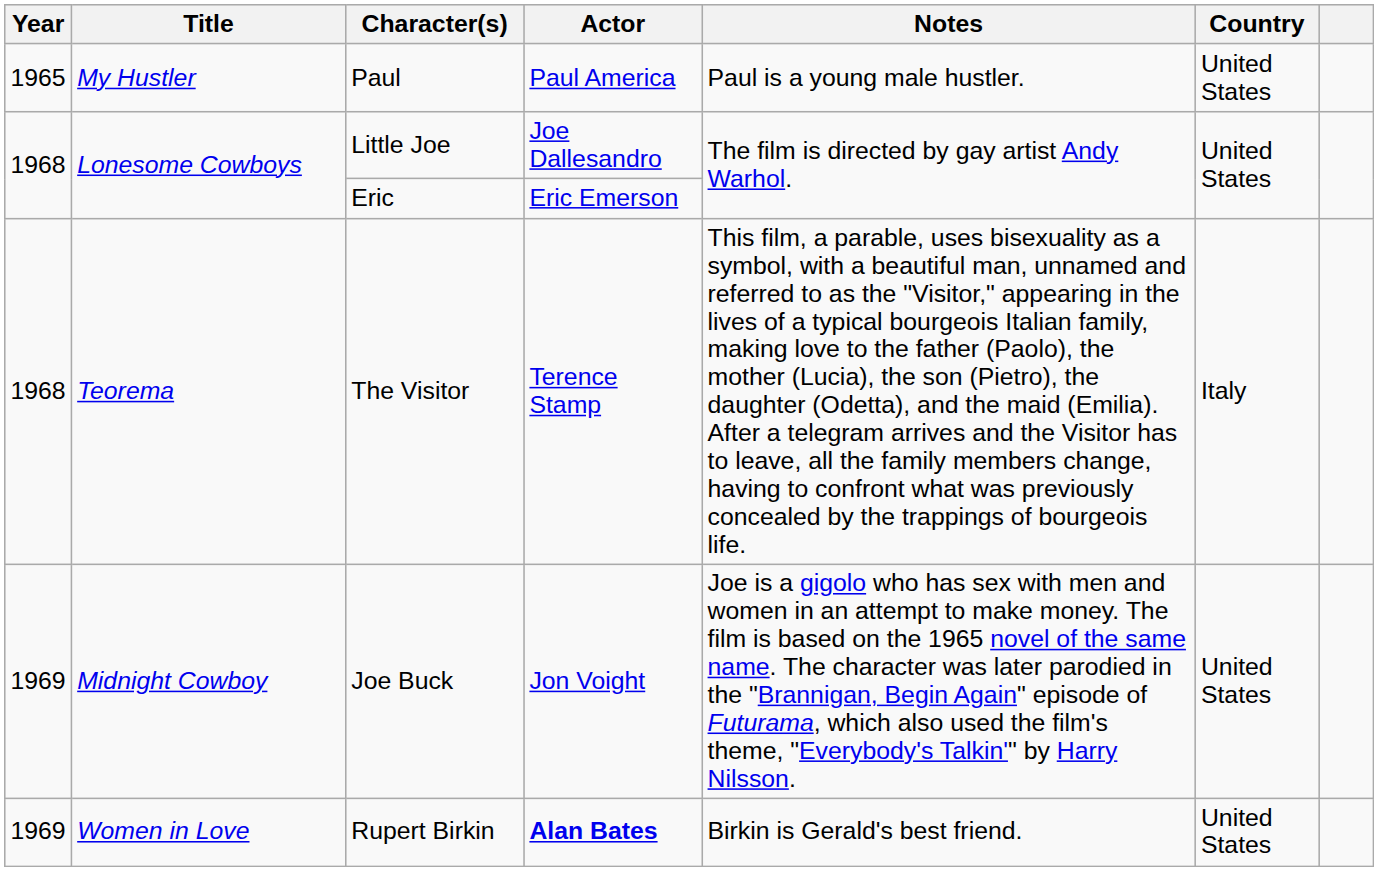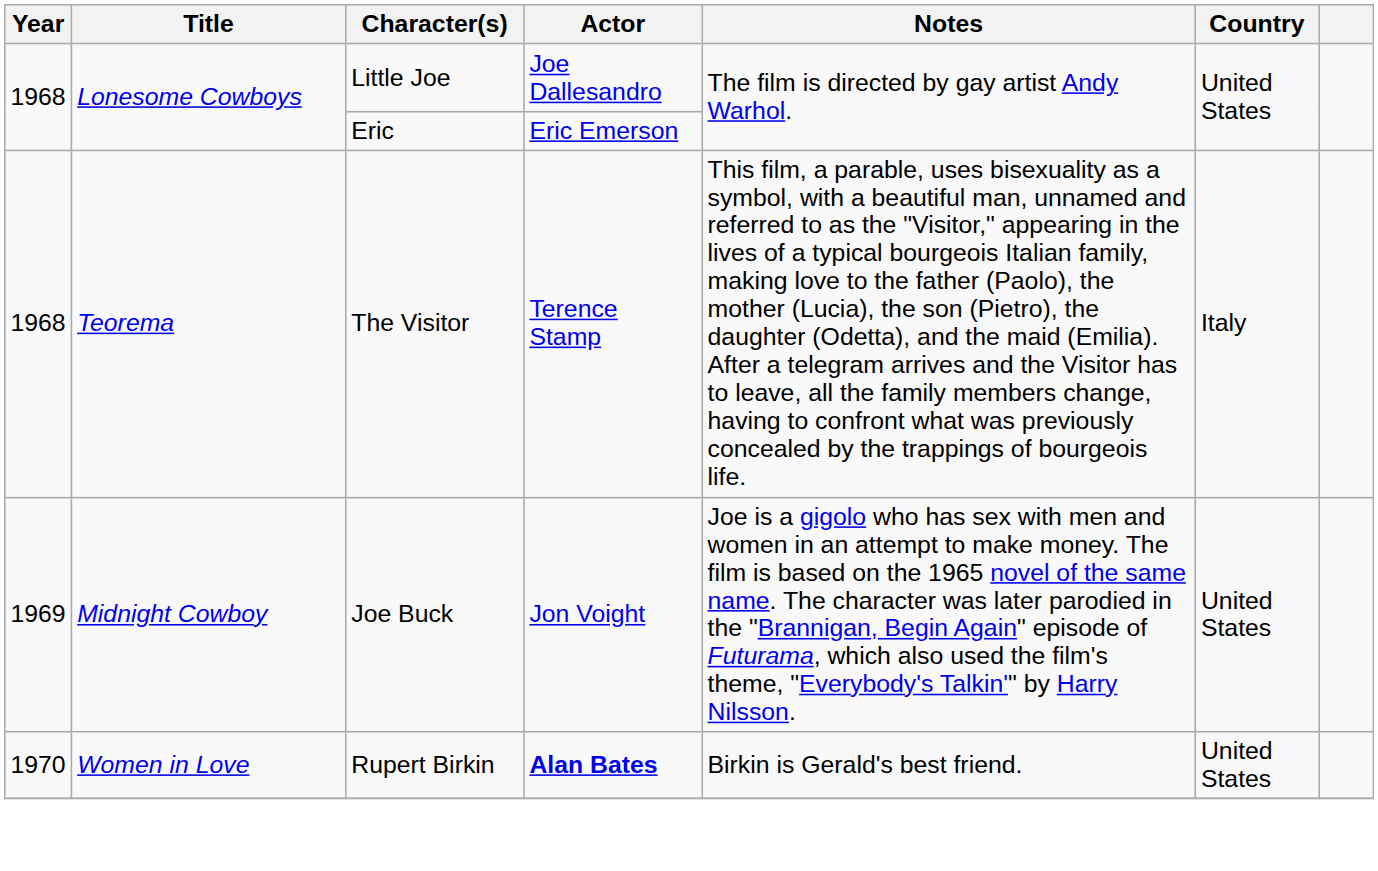- row: (376, 77)
(38, 832) 1969 -> (38, 764) 1970
